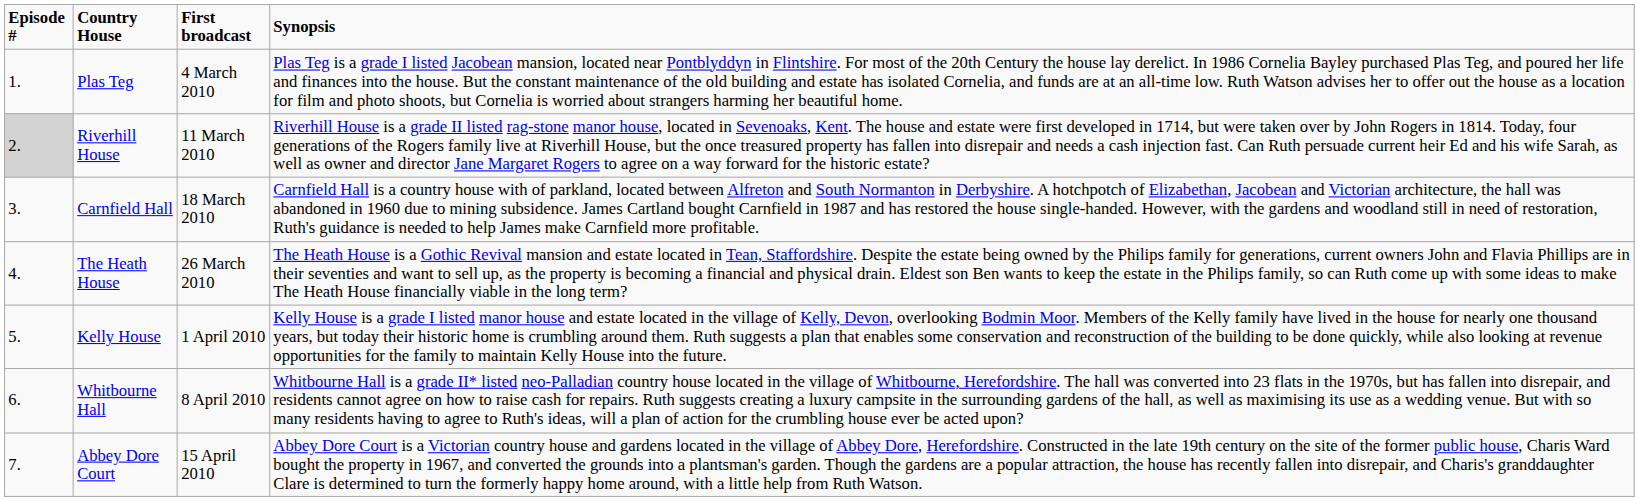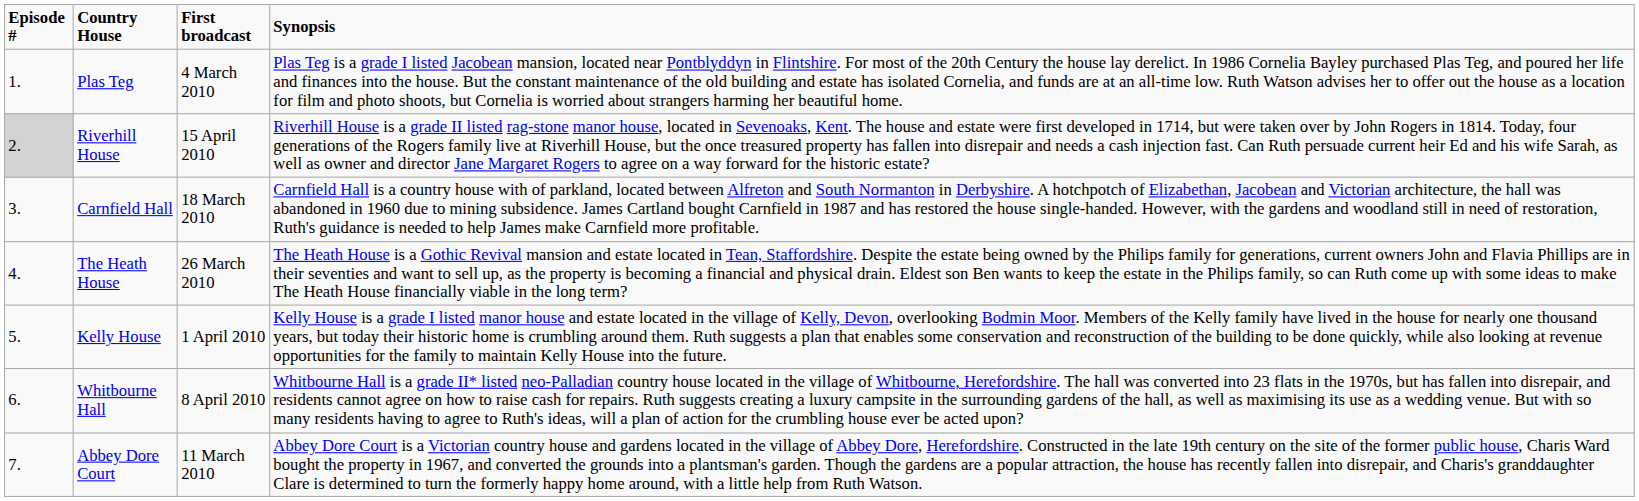(213, 145) 11 March 2010 -> (209, 145) 15 April 2010
(209, 464) 15 April 2010 -> (213, 464) 11 March 2010
